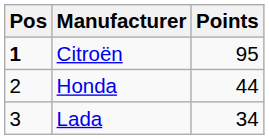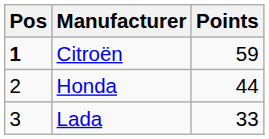(247, 54) 95 -> (247, 54) 59
(247, 119) 34 -> (247, 119) 33
